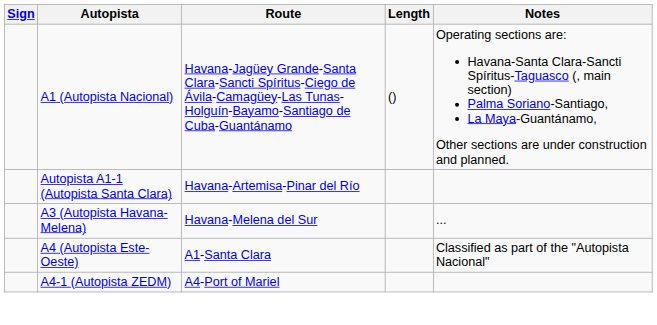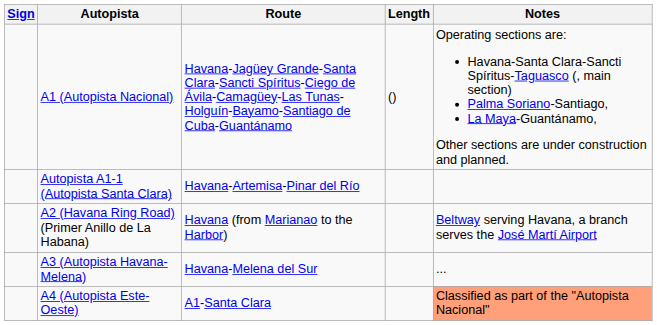+ row: (108, 227)
(532, 255) no background -> (532, 303) lightsalmon background
- row: (106, 282)
